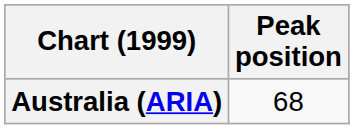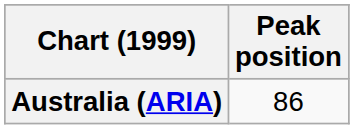(288, 100) 68 -> (288, 100) 86
